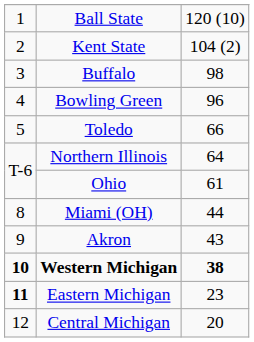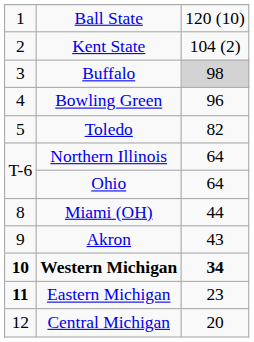(215, 73) no background -> (215, 73) lightgrey background
(215, 128) 66 -> (215, 128) 82
(215, 184) 61 -> (215, 184) 64
(215, 267) 38 -> (215, 267) 34
